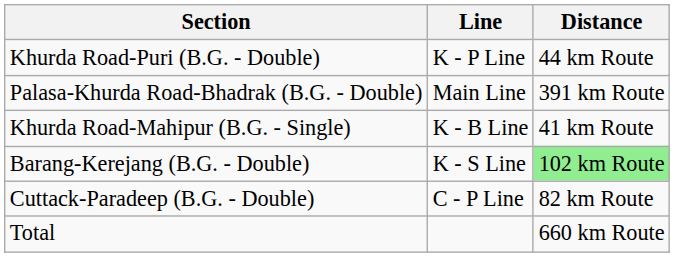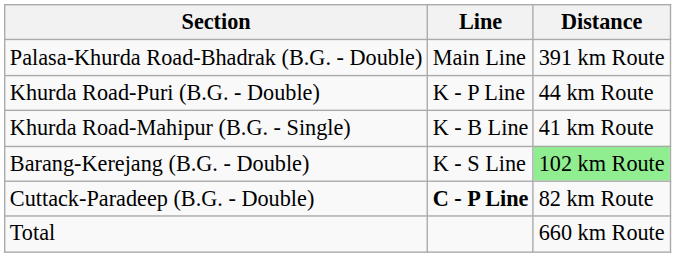rows swapped: (216, 92) <-> (165, 57)
(478, 198) normal -> (481, 198) bold
